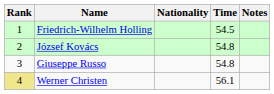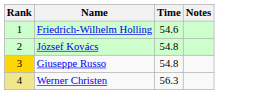- column: (183, 13)
(225, 30) 54.5 -> (169, 30) 54.6
(19, 64) no background -> (19, 64) gold background
(225, 81) 56.1 -> (169, 81) 56.3
